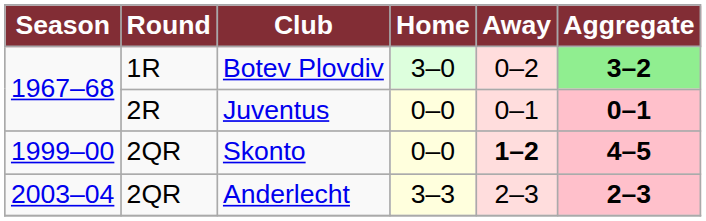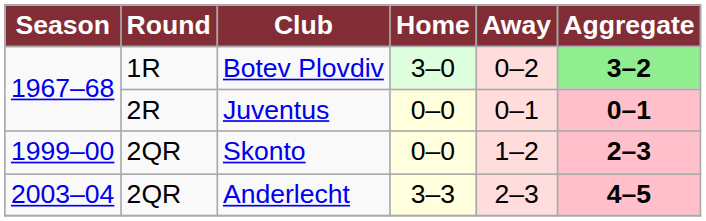(517, 151) bold -> (517, 151) normal
(629, 151) 4–5 -> (629, 151) 2–3
(629, 194) 2–3 -> (629, 194) 4–5
